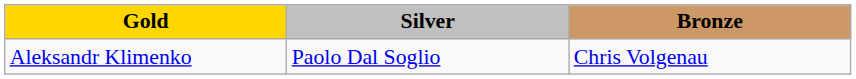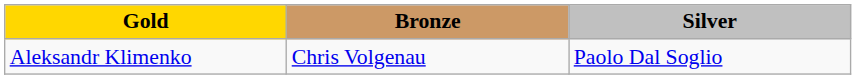columns swapped: (428, 21) <-> (710, 21)
